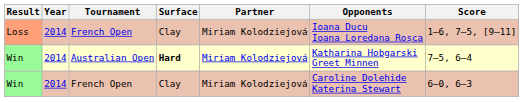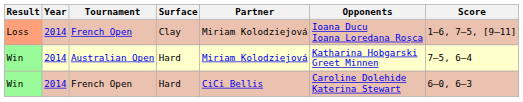(170, 58) bold -> (170, 58) normal
(170, 84) Clay -> (170, 84) Hard
(255, 84) Miriam Kolodziejová -> (233, 84) CiCi Bellis
